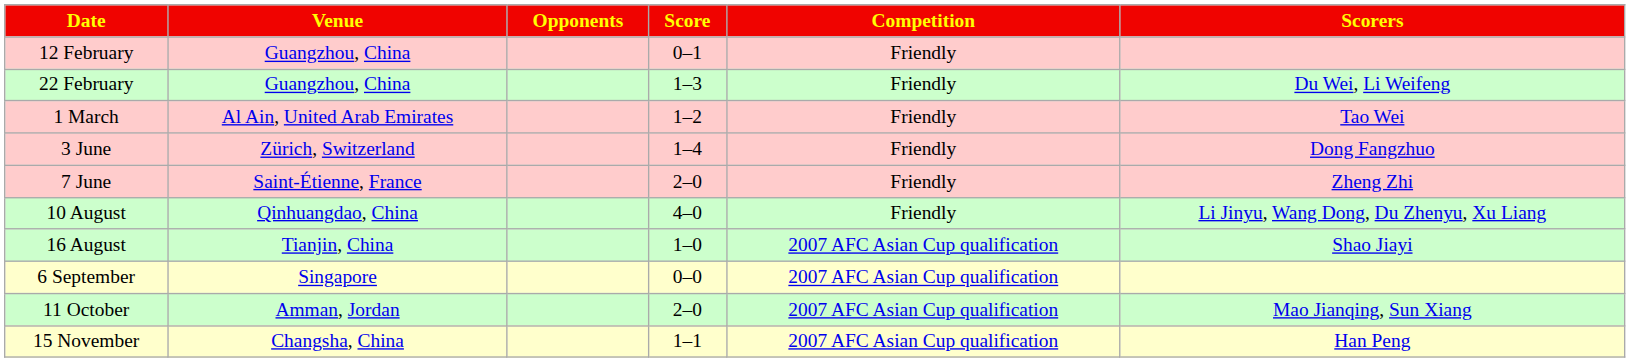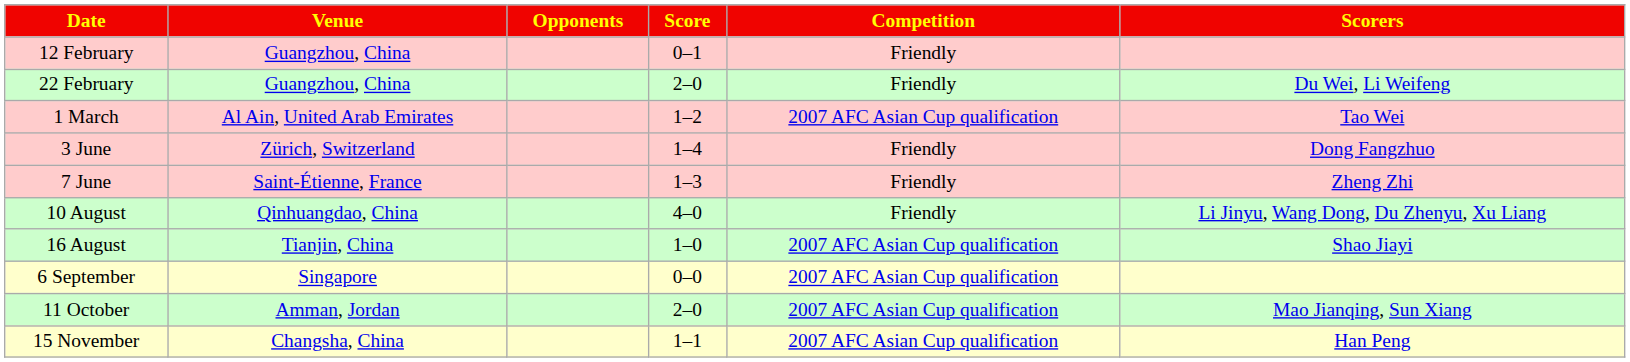(687, 85) 1–3 -> (687, 85) 2–0
(923, 117) Friendly -> (923, 117) 2007 AFC Asian Cup qualification
(687, 181) 2–0 -> (687, 181) 1–3
